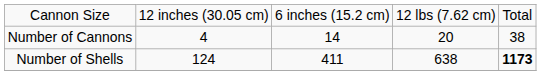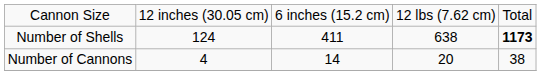rows swapped: (70, 37) <-> (70, 59)
